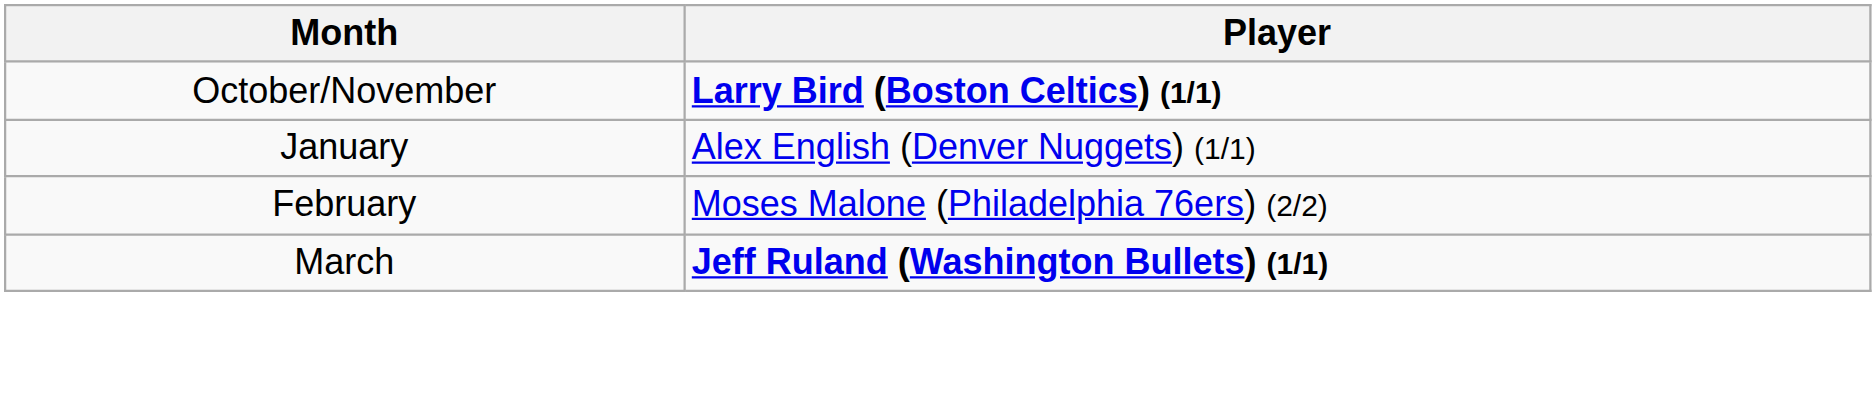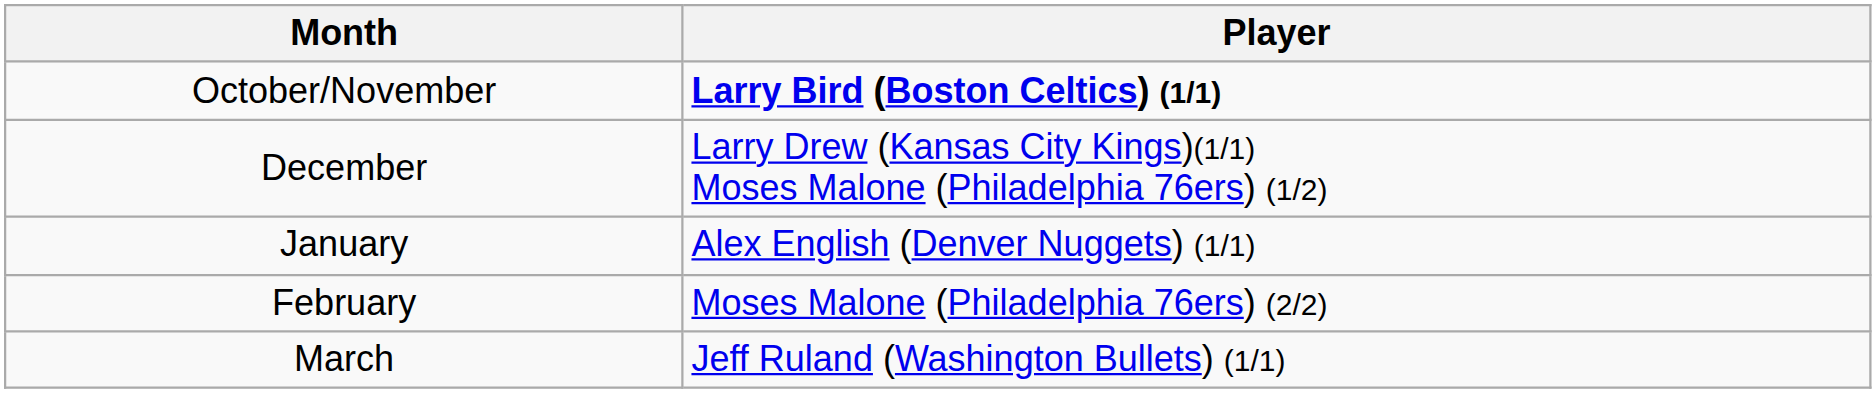+ row: (344, 167)
(1010, 261) bold -> (988, 359) normal
